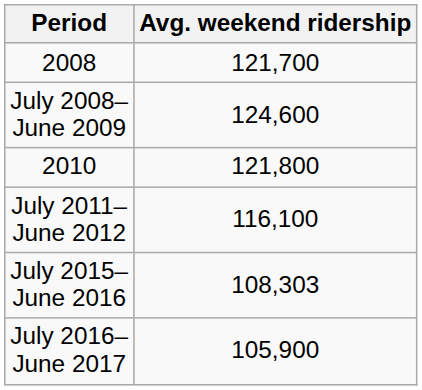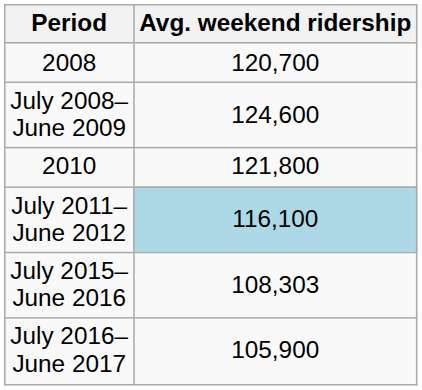(275, 62) 121,700 -> (275, 62) 120,700
(275, 219) no background -> (275, 219) lightblue background
